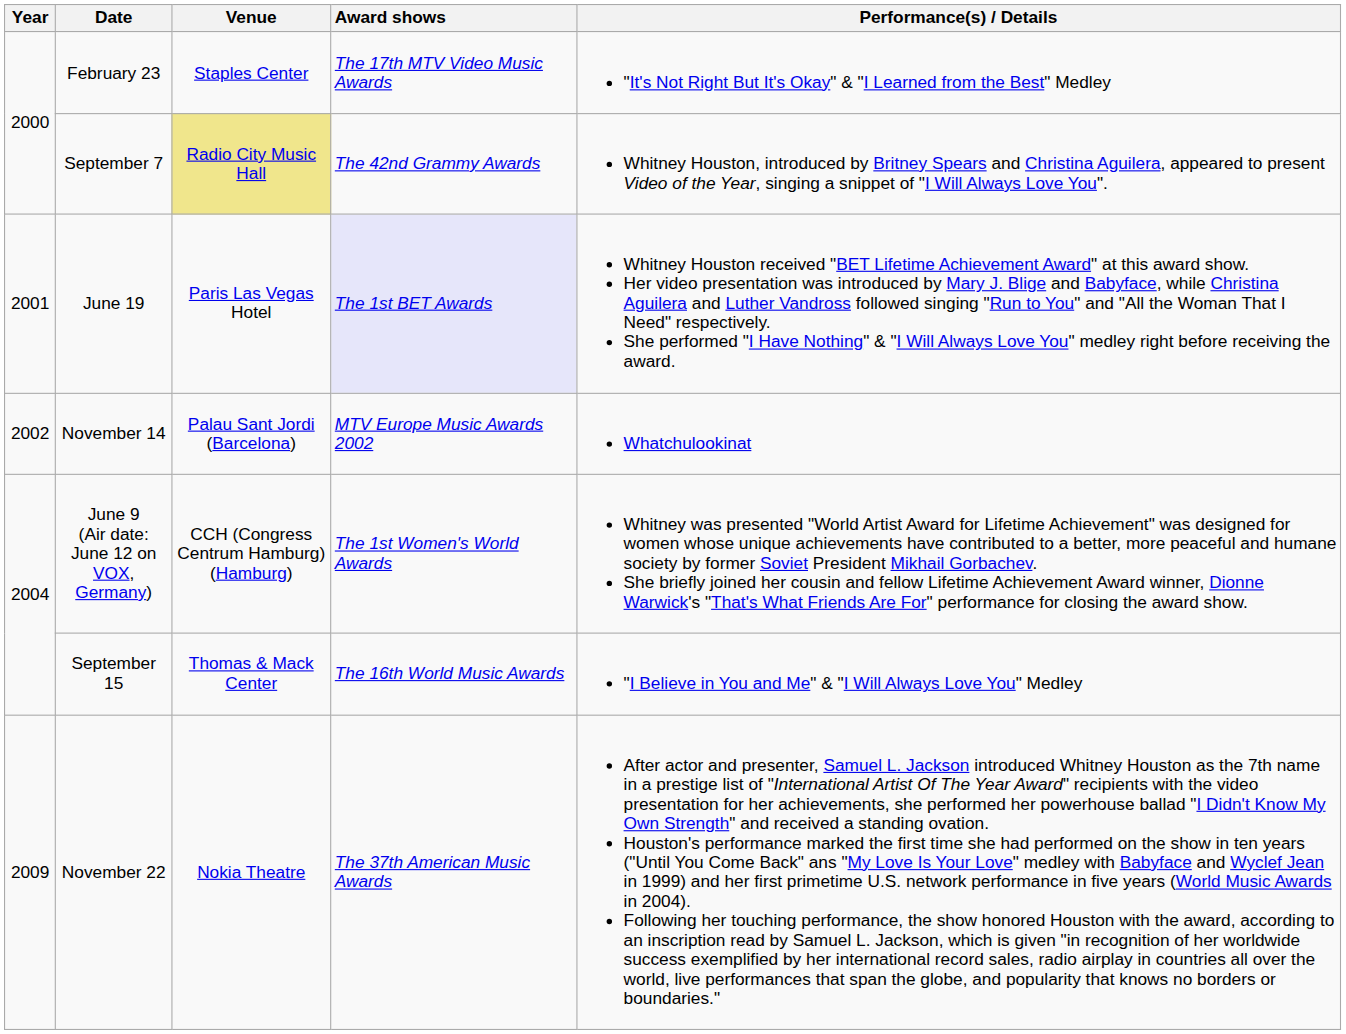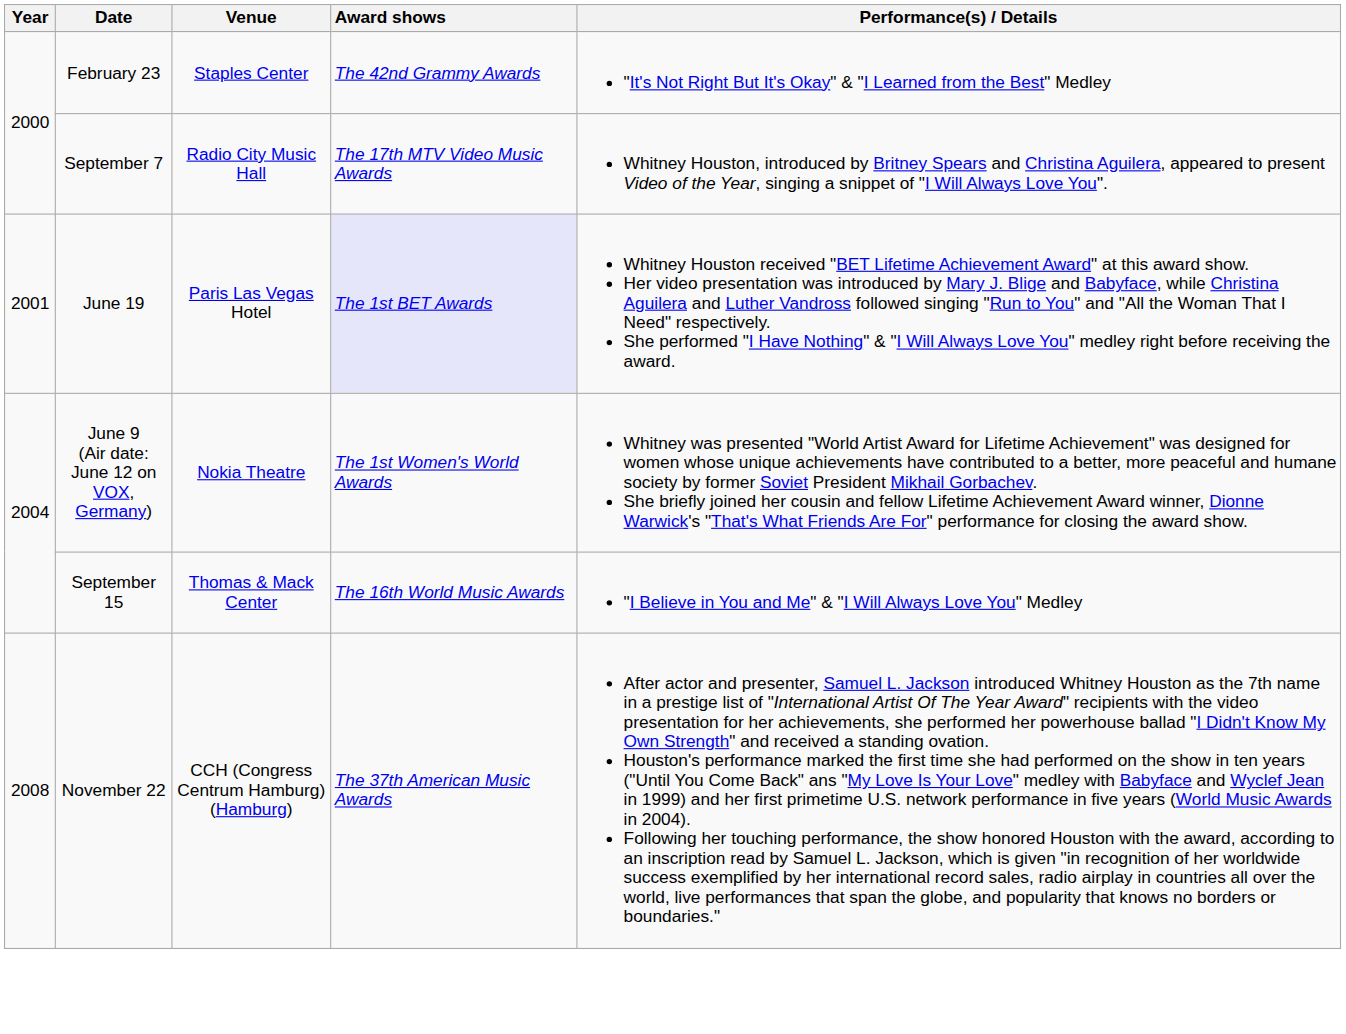(439, 72) The 17th MTV Video Music Awards -> (438, 72) The 42nd Grammy Awards
(251, 163) khaki background -> (251, 163) no background
(438, 163) The 42nd Grammy Awards -> (439, 163) The 17th MTV Video Music Awards
- row: (114, 433)
(251, 553) CCH (Congress Centrum Hamburg) (Hamburg) -> (251, 472) Nokia Theatre
(30, 872) 2009 -> (30, 790) 2008
(251, 872) Nokia Theatre -> (251, 790) CCH (Congress Centrum Hamburg) (Hamburg)
